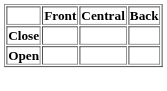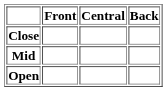+ row: (24, 55)
